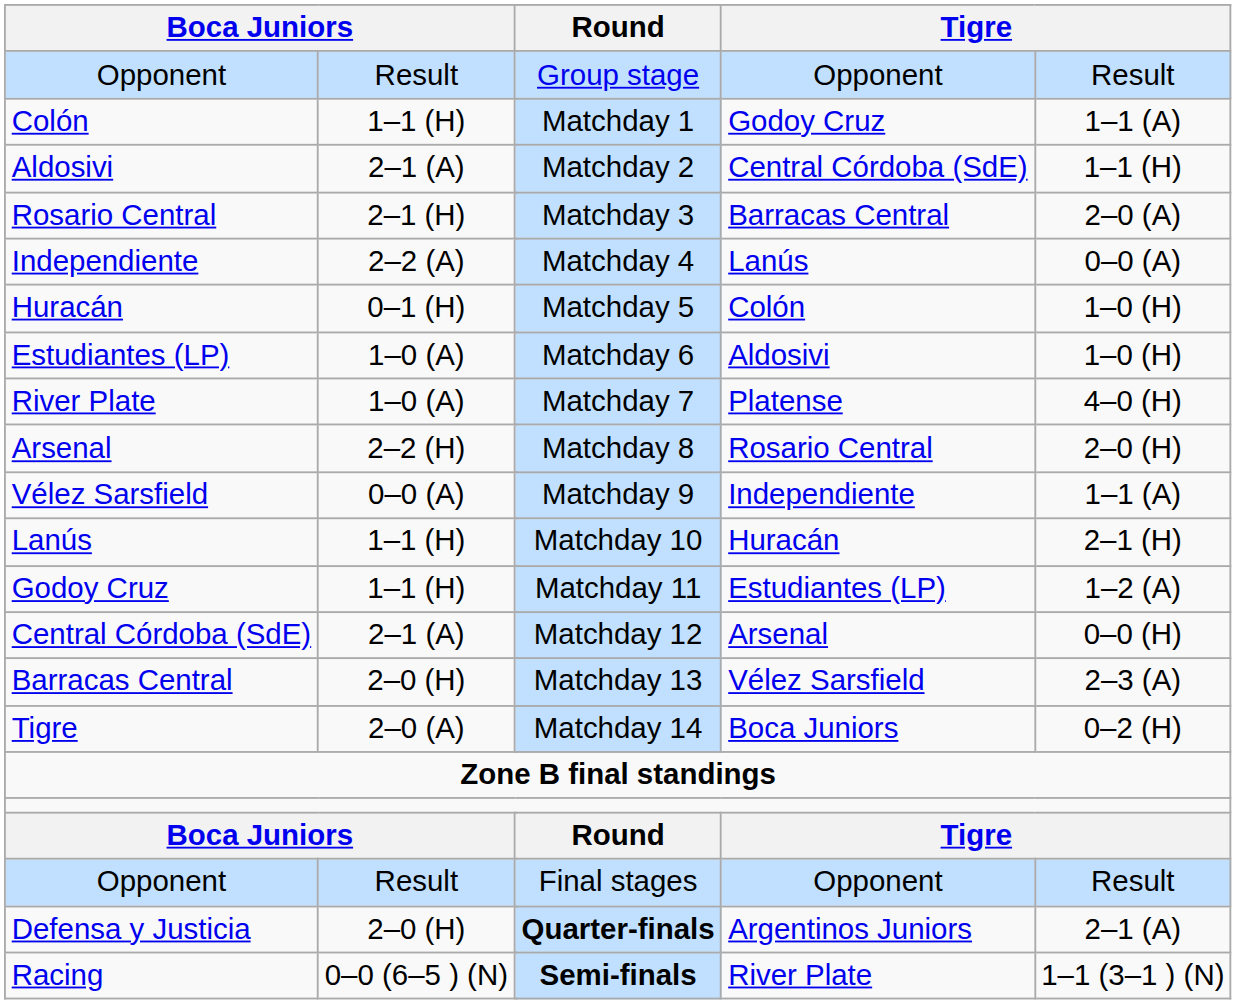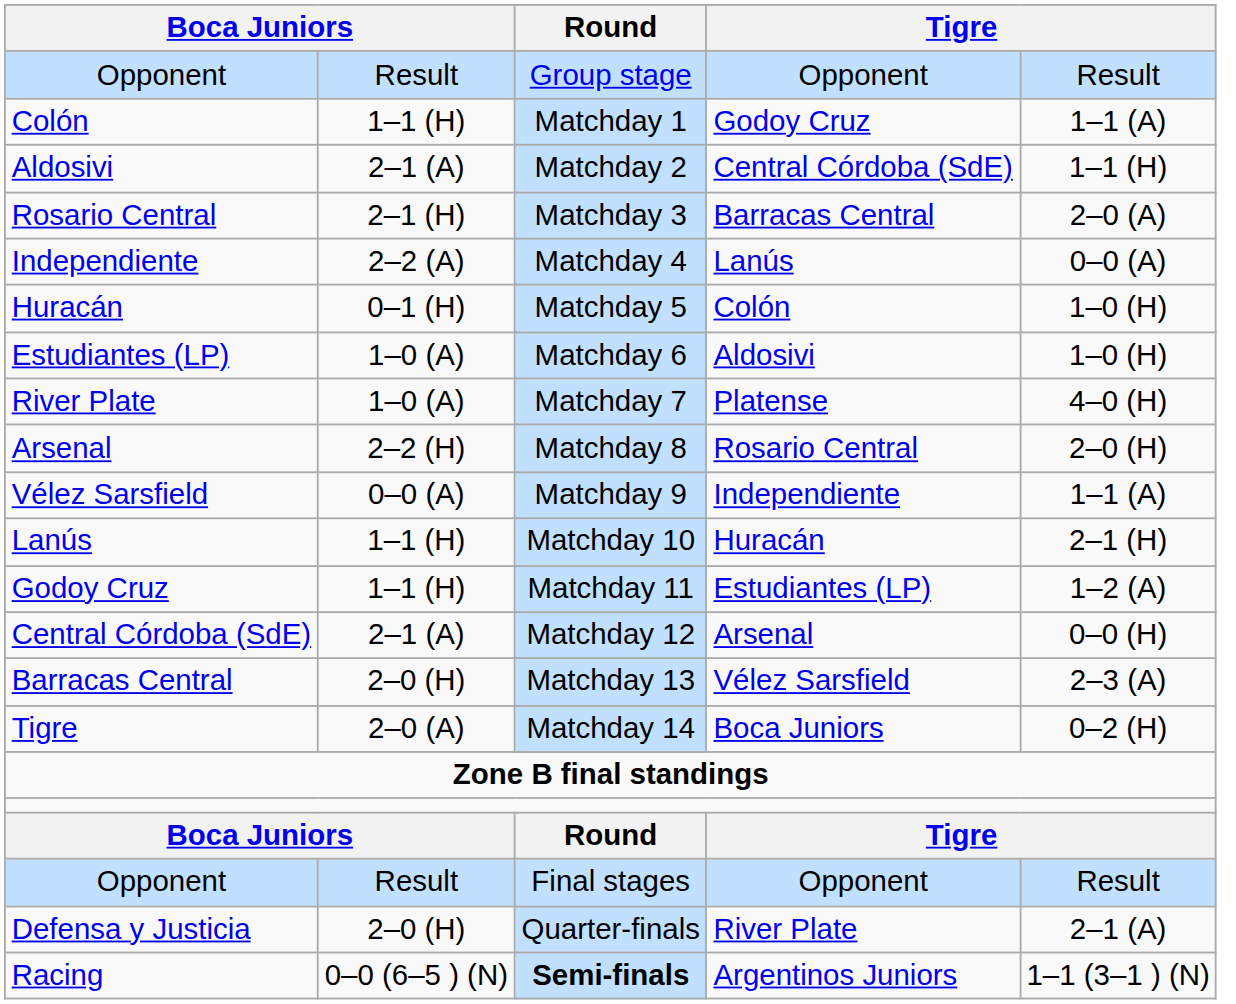(618, 928) bold -> (611, 928) normal
(850, 928) Argentinos Juniors -> (785, 928) River Plate
(800, 975) River Plate -> (835, 975) Argentinos Juniors
